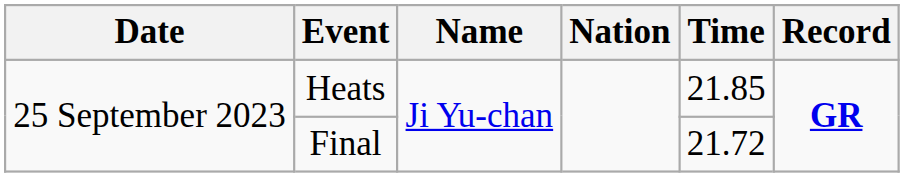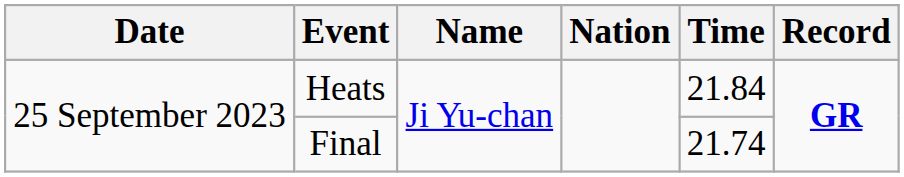(726, 87) 21.85 -> (726, 87) 21.84
(726, 143) 21.72 -> (726, 143) 21.74
